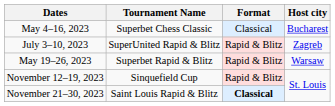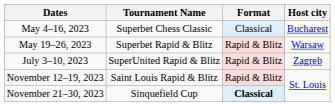rows swapped: (55, 61) <-> (55, 45)
(164, 77) Sinquefield Cup -> (164, 77) Saint Louis Rapid & Blitz
(164, 93) Saint Louis Rapid & Blitz -> (164, 93) Sinquefield Cup
